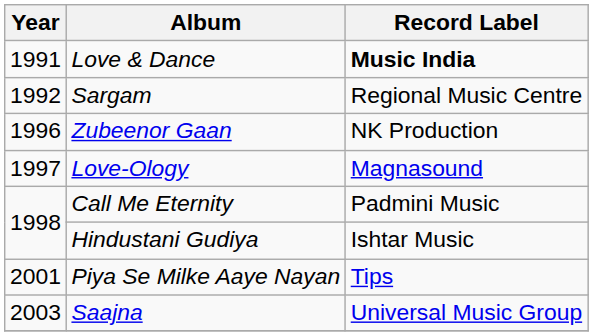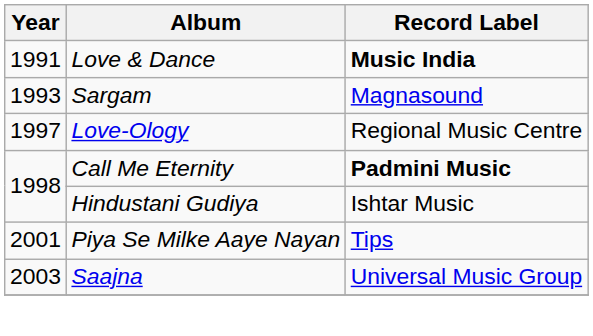(35, 95) 1992 -> (35, 95) 1993
(466, 95) Regional Music Centre -> (417, 95) Magnasound
- row: (152, 131)
(417, 167) Magnasound -> (466, 131) Regional Music Centre
(425, 204) normal -> (431, 167) bold
